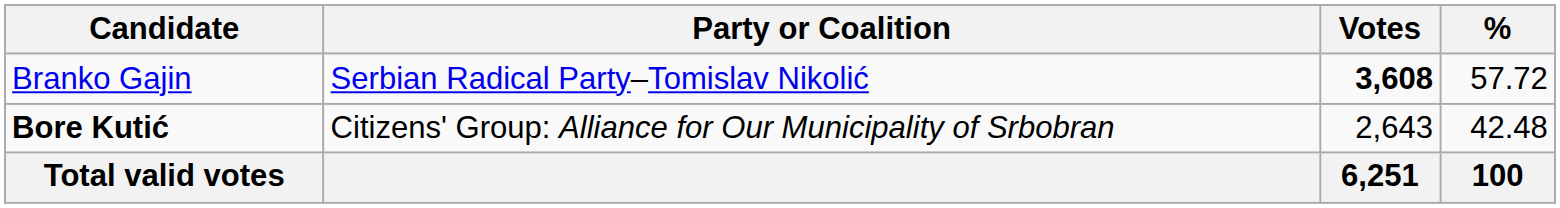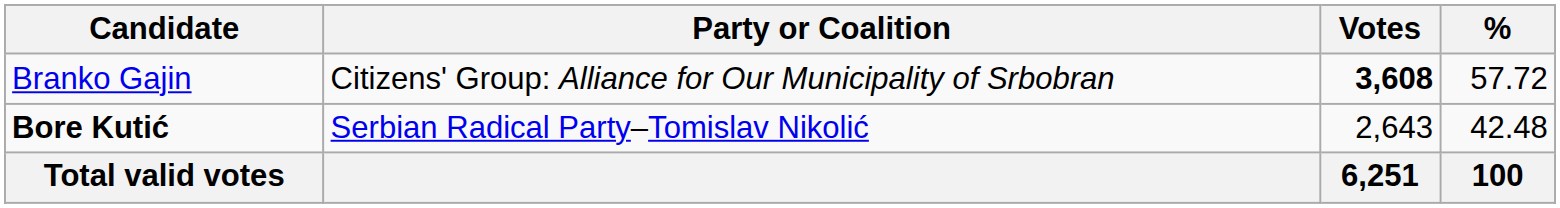(600, 78) Serbian Radical Party–Tomislav Nikolić -> (723, 78) Citizens' Group: Alliance for Our Municipality of Srbobran
(723, 127) Citizens' Group: Alliance for Our Municipality of Srbobran -> (600, 127) Serbian Radical Party–Tomislav Nikolić
